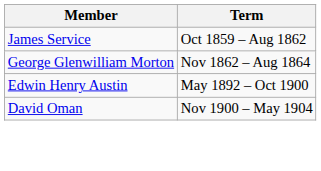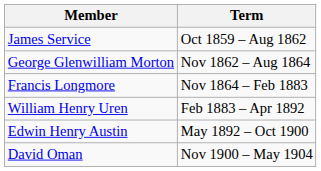+ row: (61, 85)
+ row: (68, 108)
